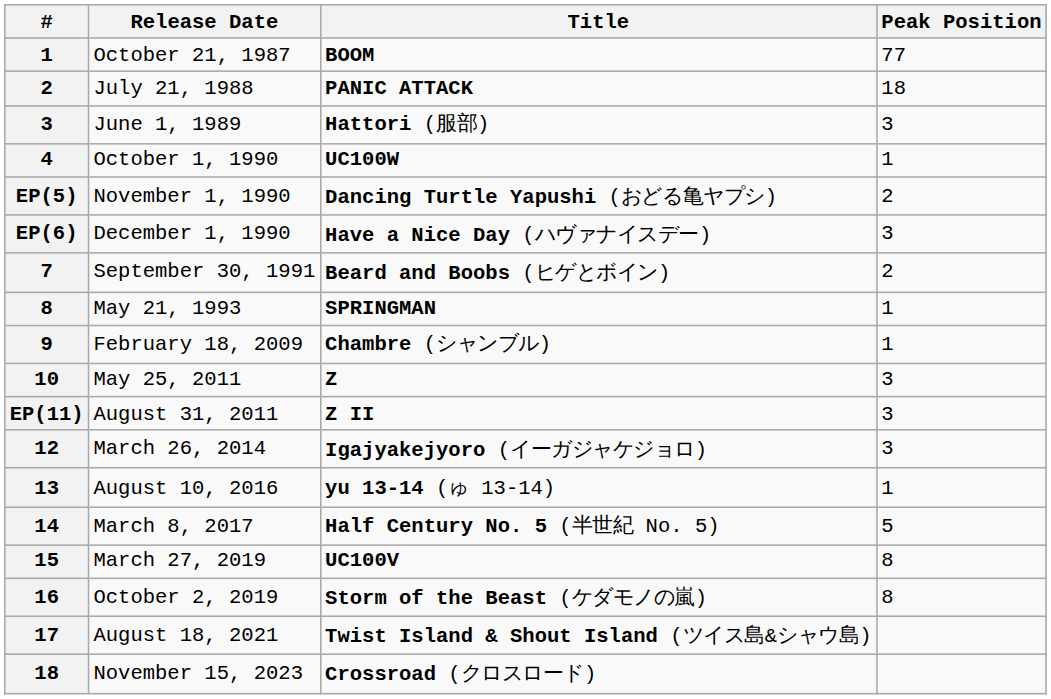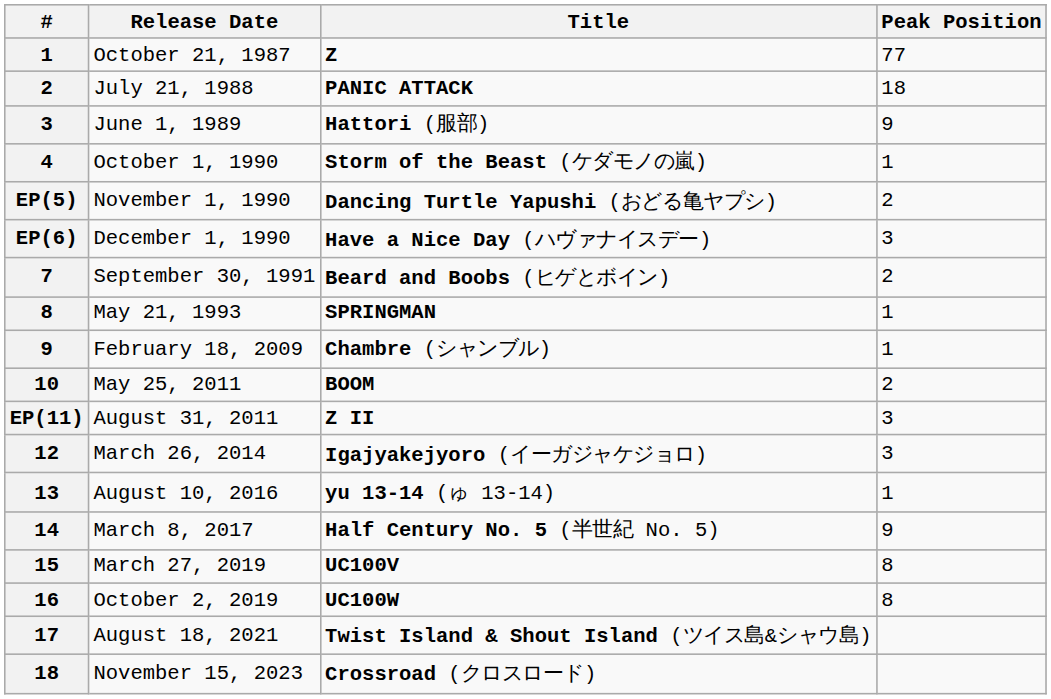(350, 55) BOOM -> (331, 55) Z
(887, 124) 3 -> (887, 124) 9
(362, 160) UC100W -> (516, 163) Storm of the Beast (ケダモノの嵐)
(331, 380) Z -> (350, 385) BOOM
(887, 380) 3 -> (887, 385) 2
(887, 526) 5 -> (887, 530) 9
(516, 598) Storm of the Beast (ケダモノの嵐) -> (362, 600) UC100W
